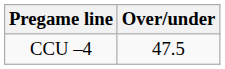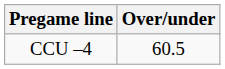(168, 49) 47.5 -> (168, 49) 60.5
